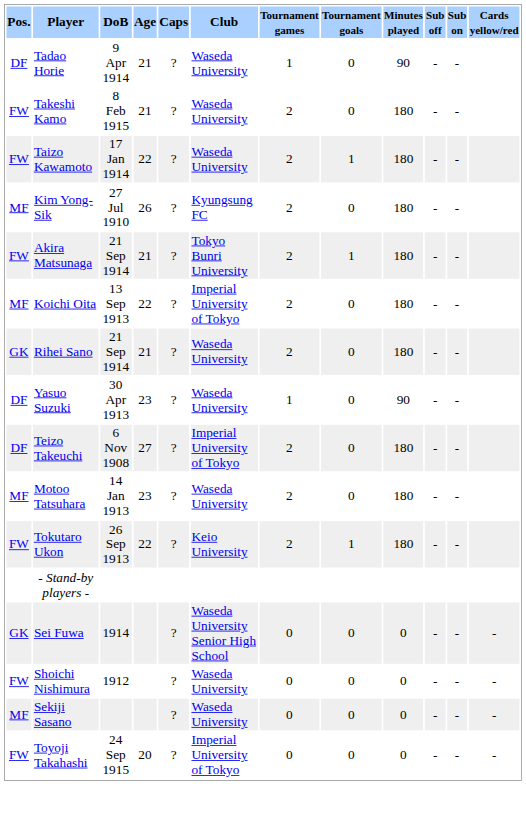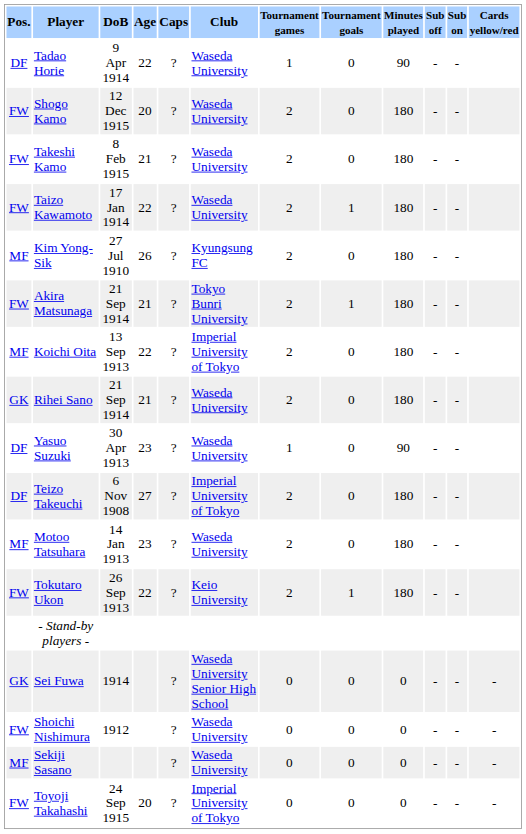(145, 63) 21 -> (145, 63) 22
+ row: (51, 111)
